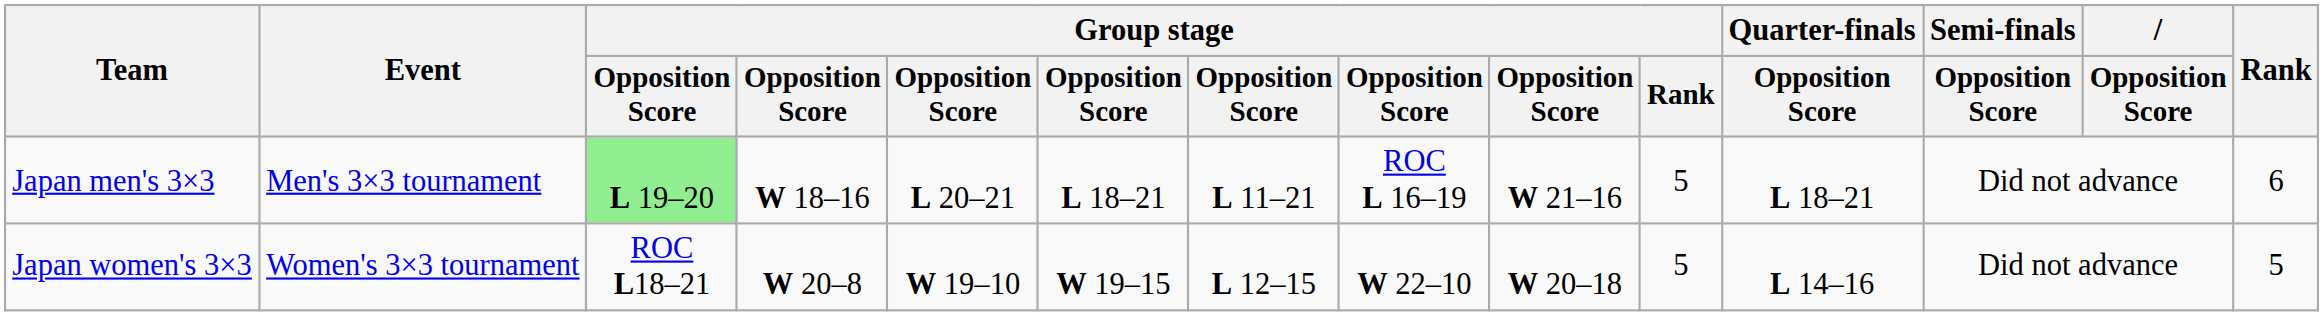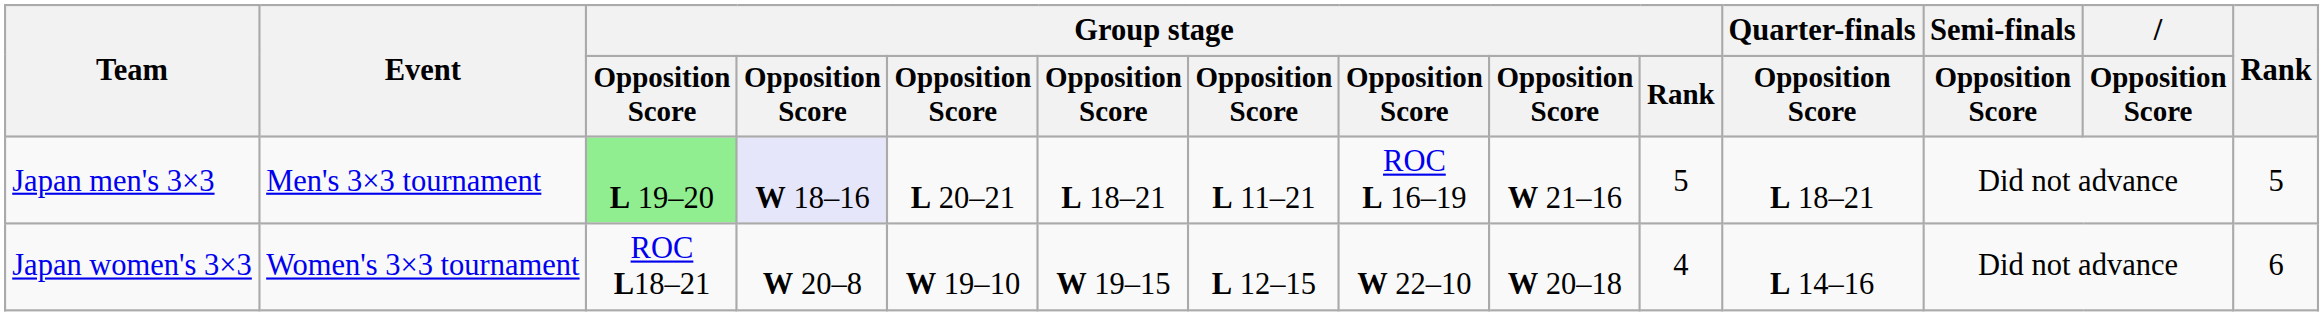(812, 198) no background -> (812, 198) lavender background
(2276, 179) 6 -> (2276, 179) 5
(1681, 266) 5 -> (1681, 266) 4
(2276, 266) 5 -> (2276, 266) 6
